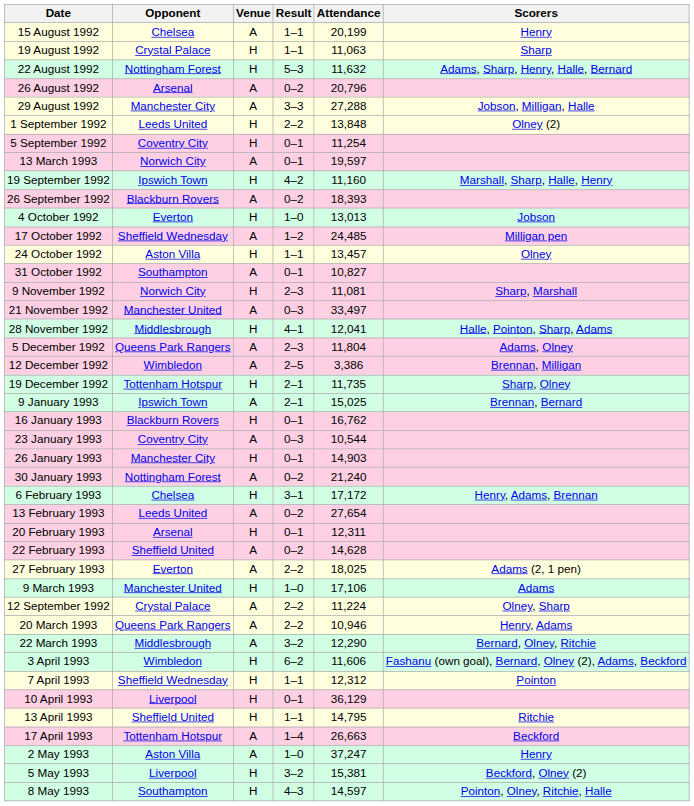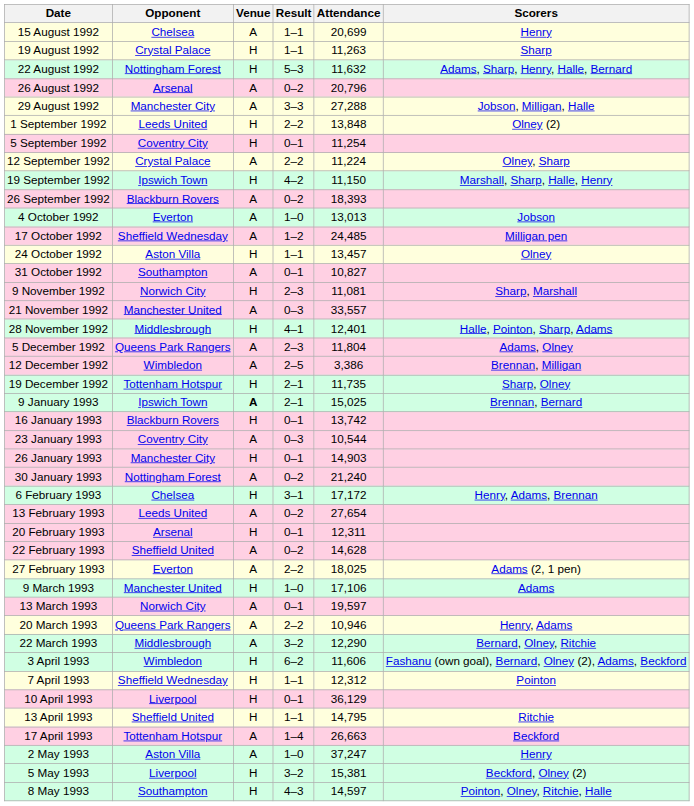(349, 32) 20,199 -> (349, 32) 20,699
(349, 50) 11,063 -> (349, 50) 11,263
rows swapped: (58, 606) <-> (58, 161)
(349, 180) 11,160 -> (349, 180) 11,150
(253, 217) H -> (253, 217) A
(349, 310) 33,497 -> (349, 310) 33,557
(349, 328) 12,041 -> (349, 328) 12,401
(253, 402) normal -> (253, 402) bold
(349, 421) 16,762 -> (349, 421) 13,742
